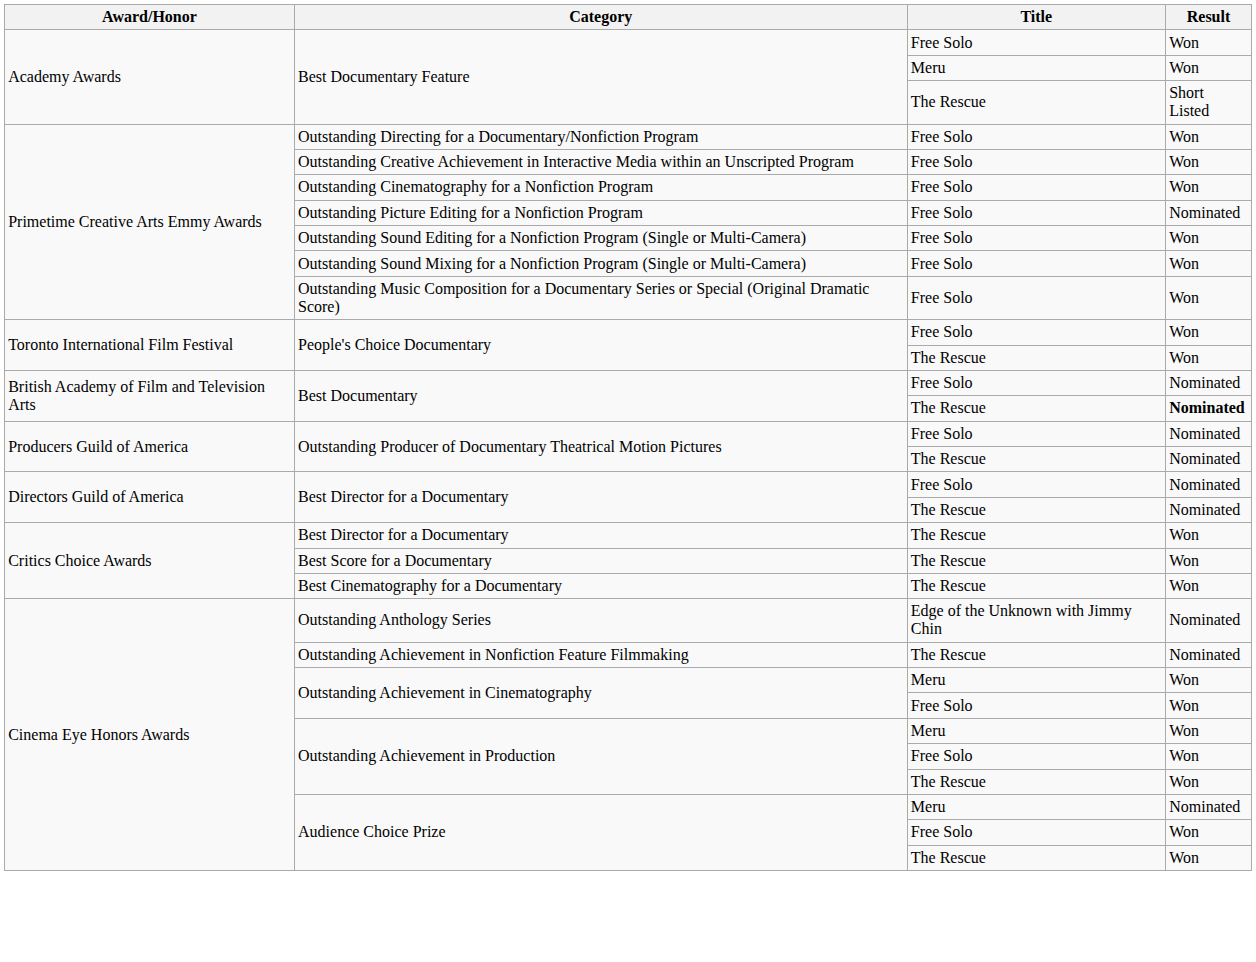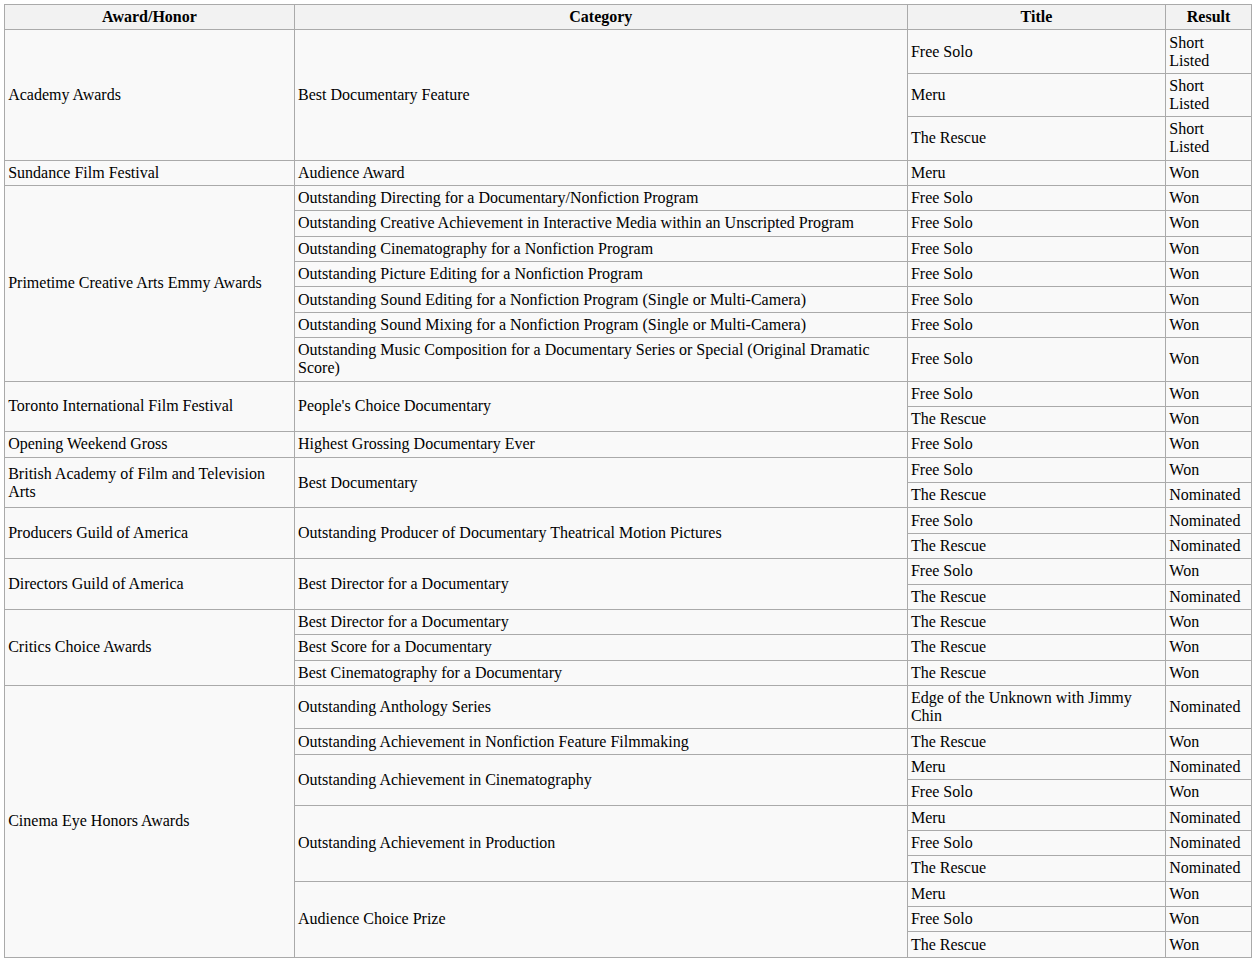(1184, 42) Won -> (1189, 51) Short Listed
(1184, 67) Won -> (1189, 94) Short Listed
+ row: (351, 172)
(1205, 212) Nominated -> (1184, 274) Won
+ row: (416, 444)
(1205, 383) Nominated -> (1184, 469) Won
(1207, 408) bold -> (1205, 495) normal
(1205, 484) Nominated -> (1184, 571) Won
(1205, 654) Nominated -> (1184, 741) Won
(1184, 680) Won -> (1205, 766) Nominated
(1184, 730) Won -> (1205, 817) Nominated
(1184, 756) Won -> (1205, 843) Nominated
(1184, 781) Won -> (1205, 868) Nominated
(1205, 807) Nominated -> (1184, 893) Won
